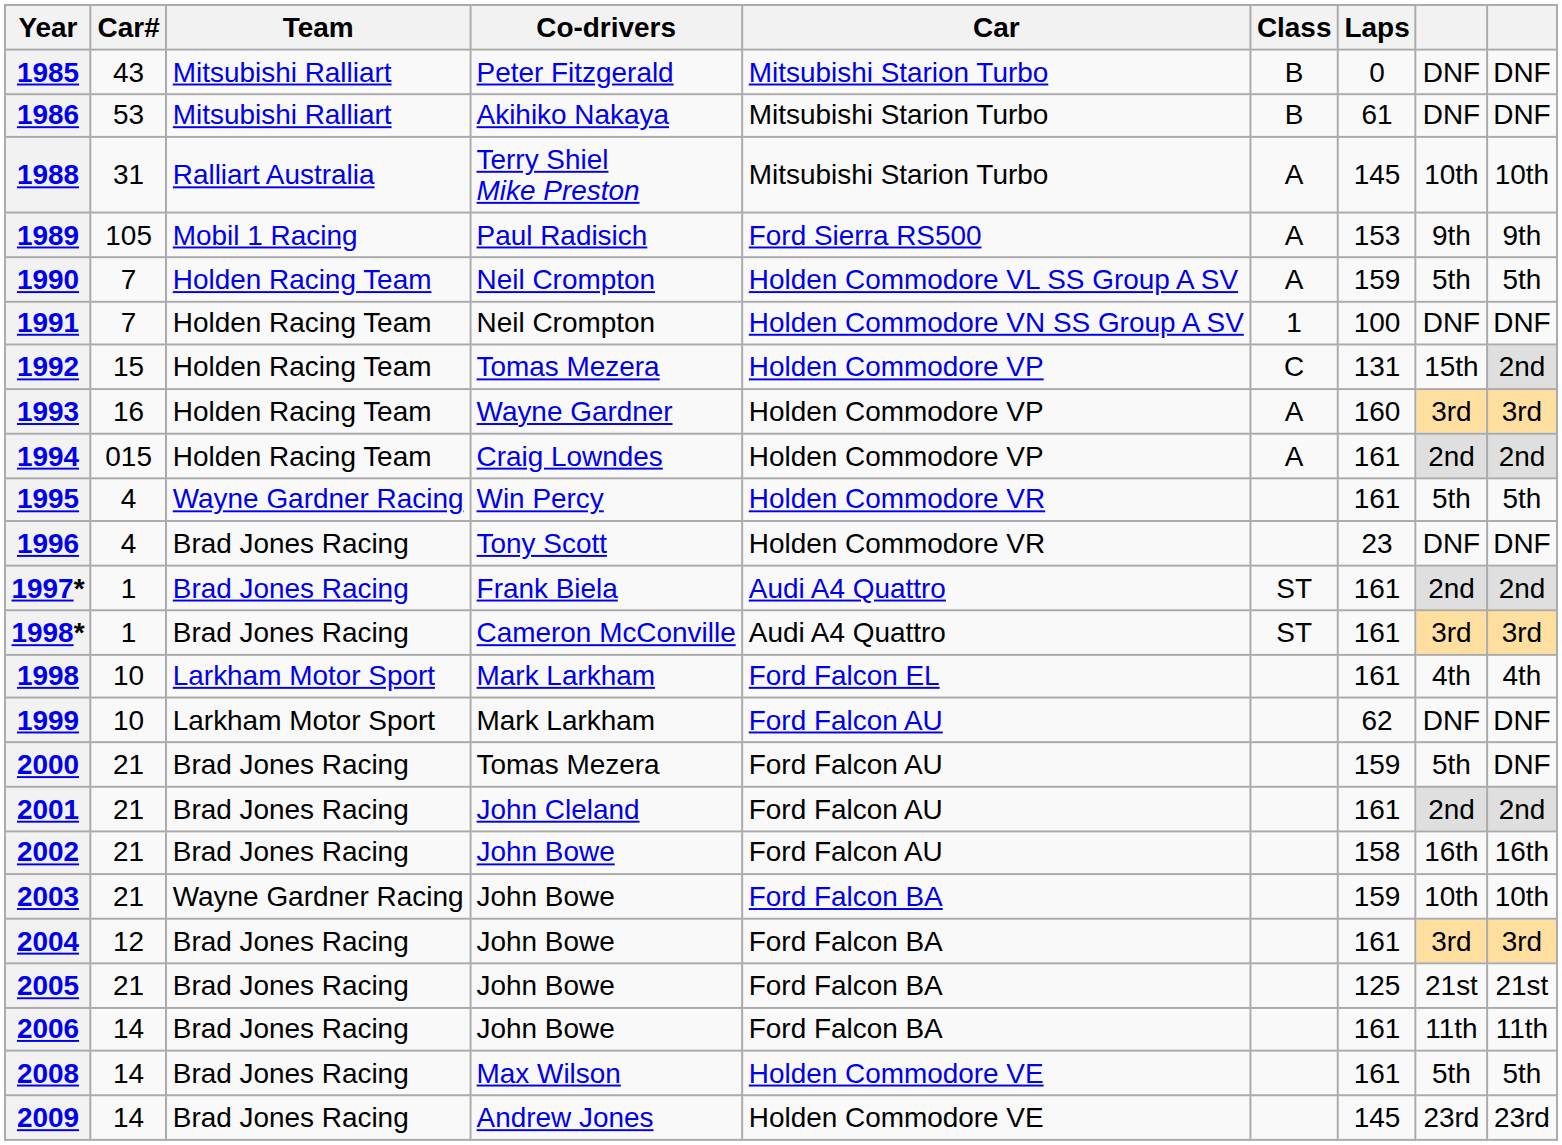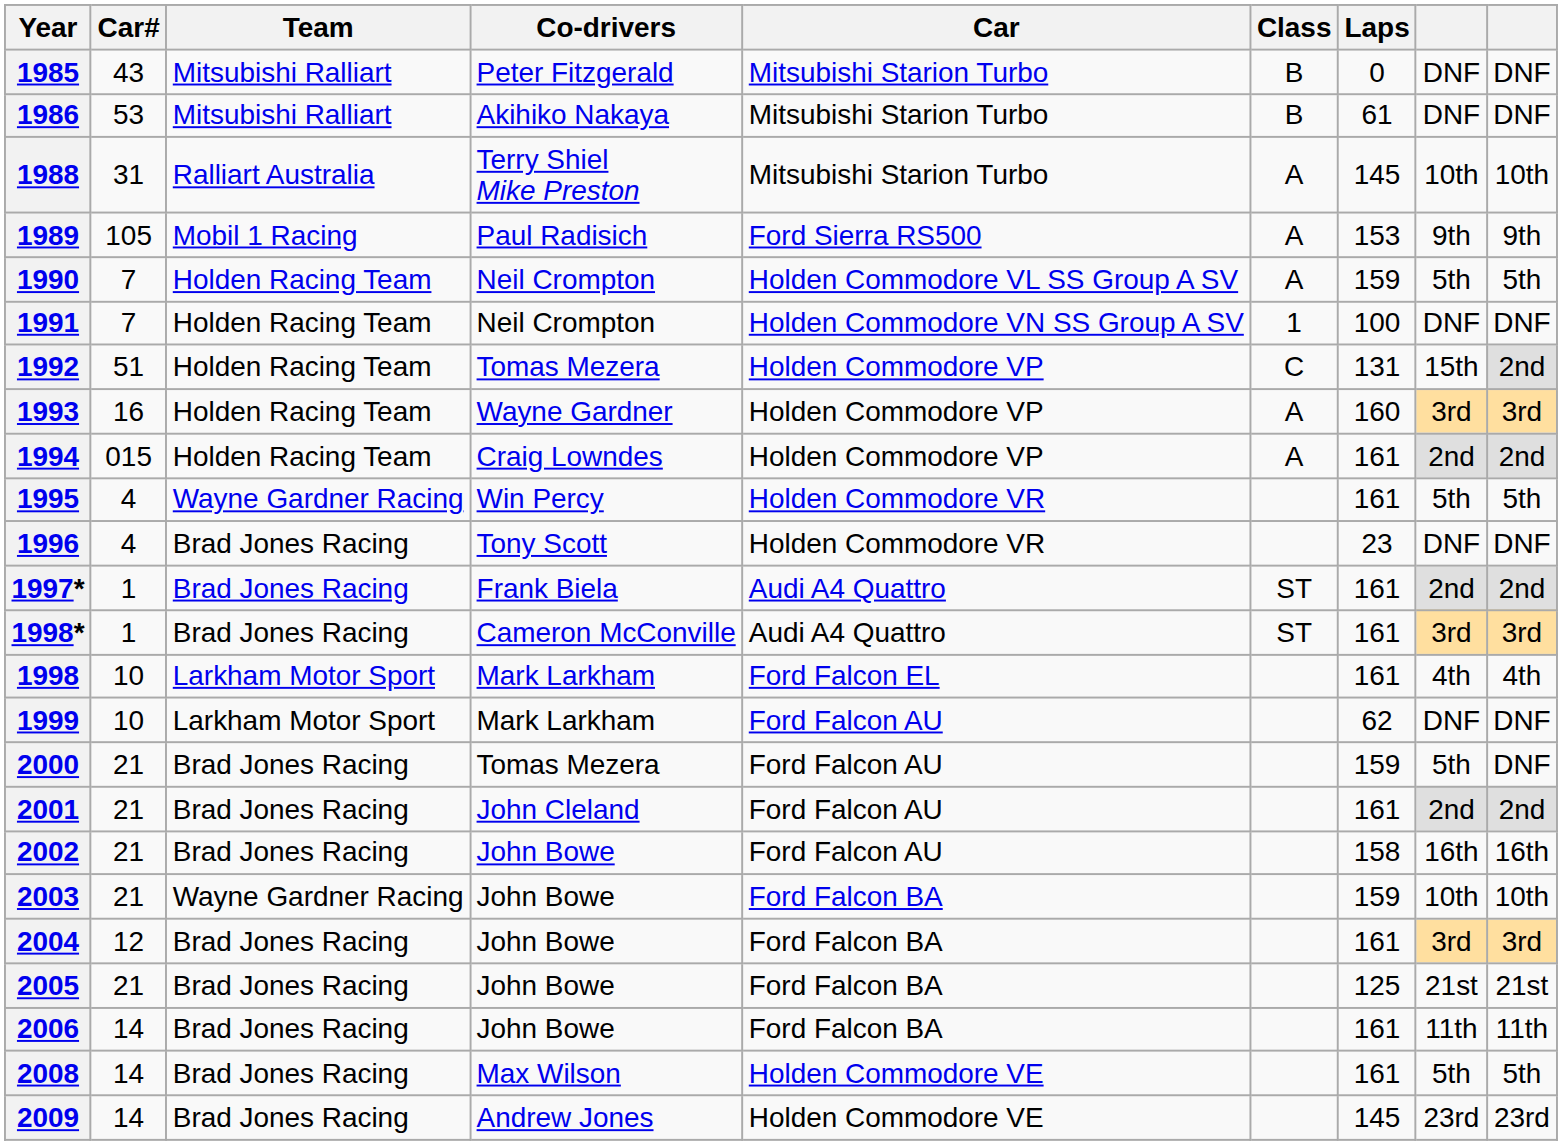(129, 367) 15 -> (129, 367) 51
